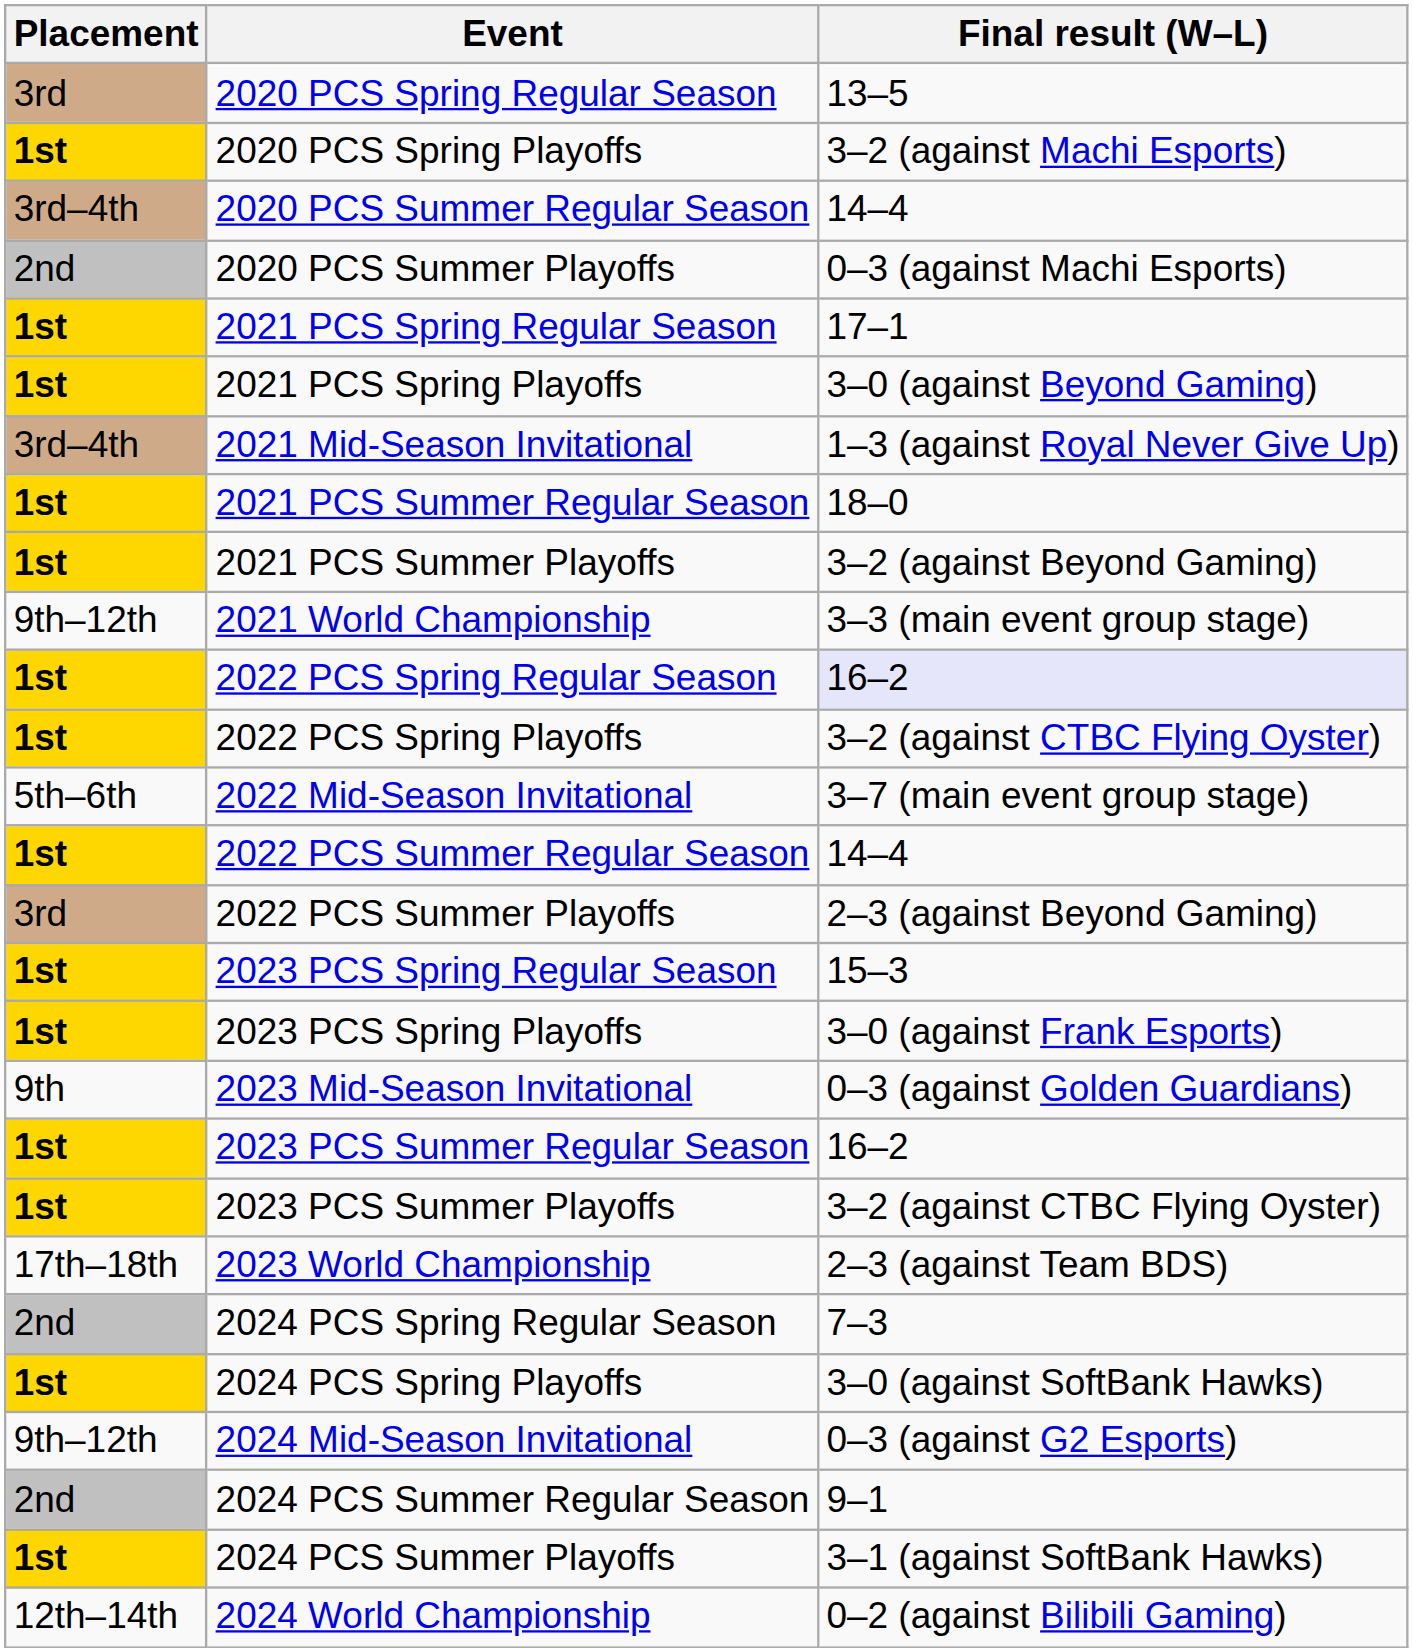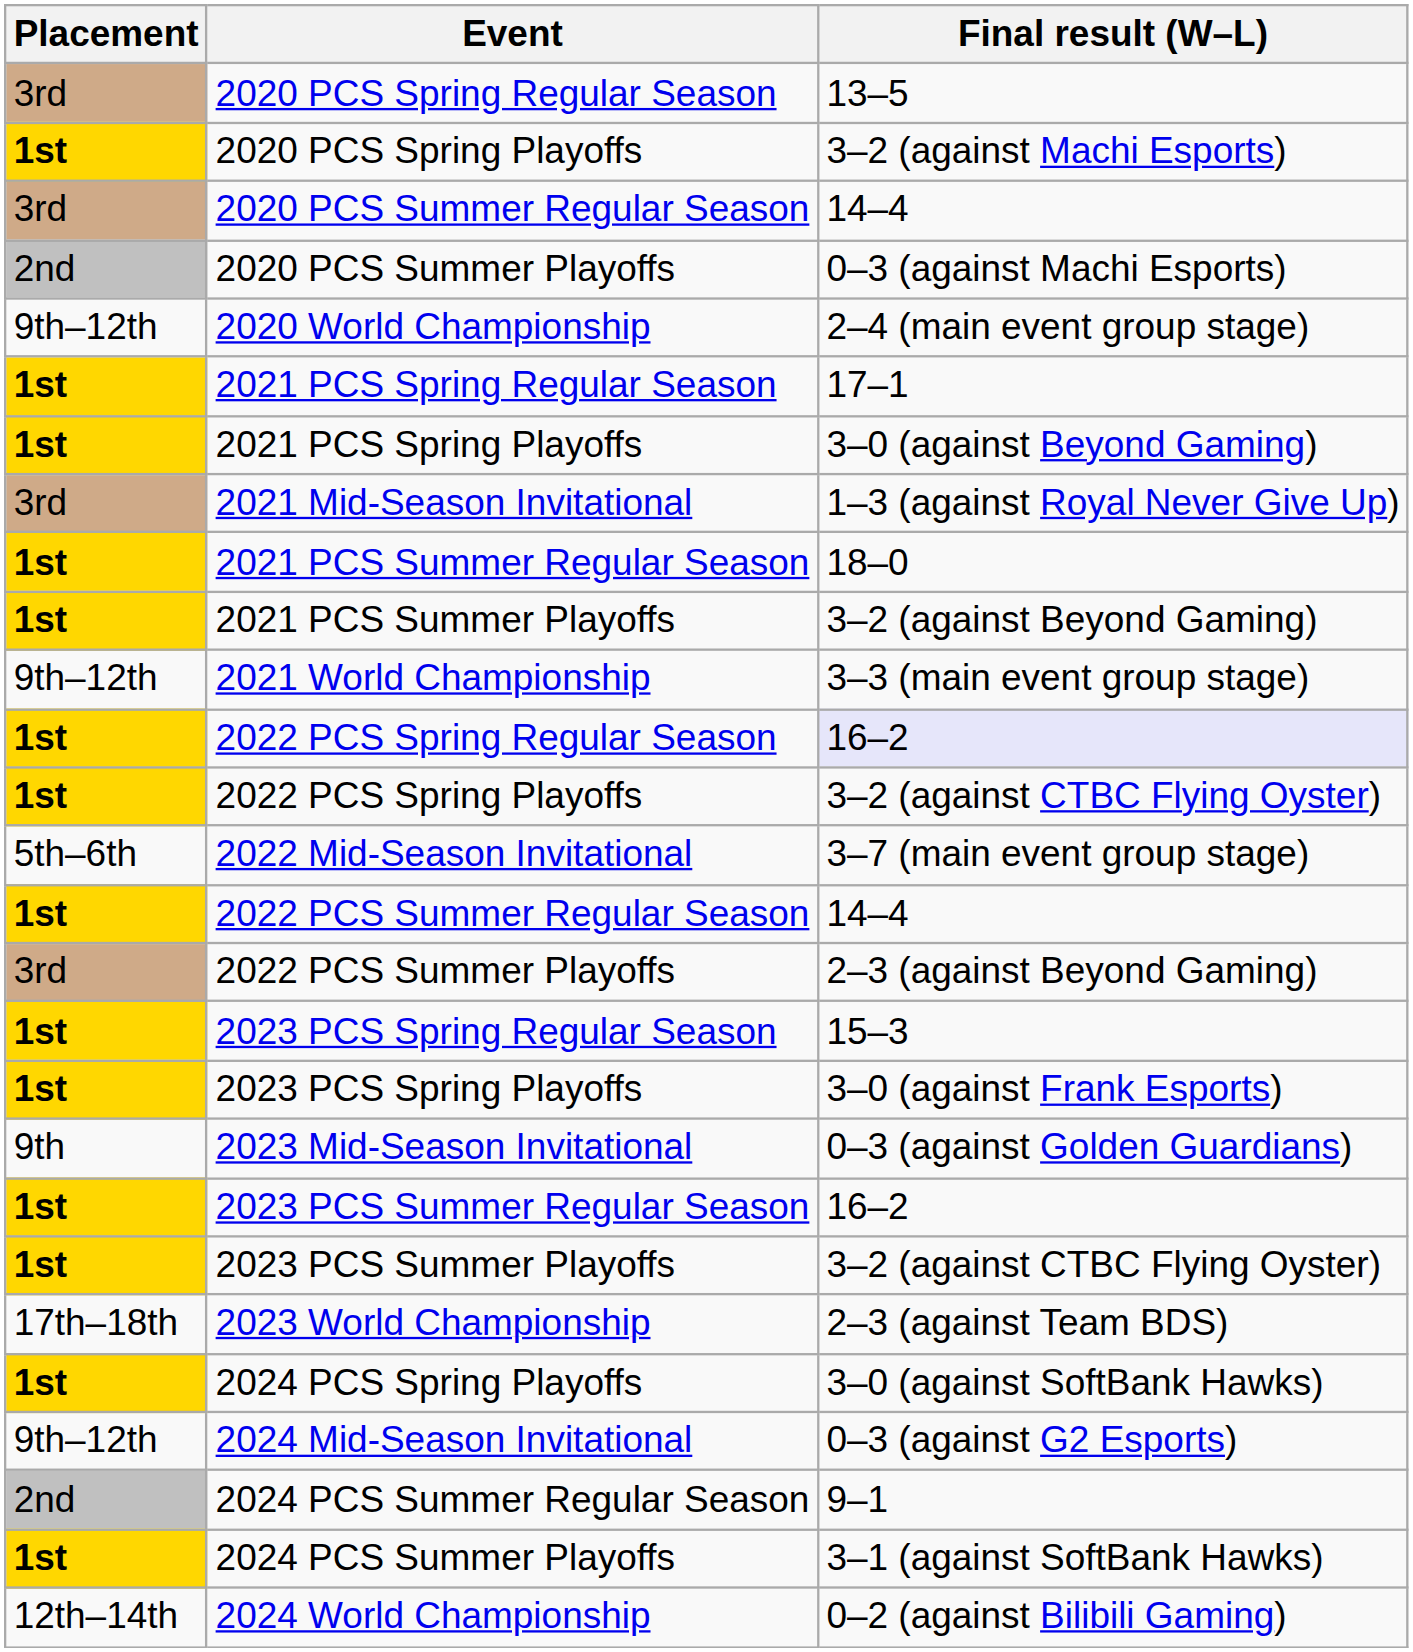(76, 209) 3rd–4th -> (40, 209) 3rd
+ row: (433, 326)
(76, 444) 3rd–4th -> (40, 502) 3rd
- row: (496, 1323)
